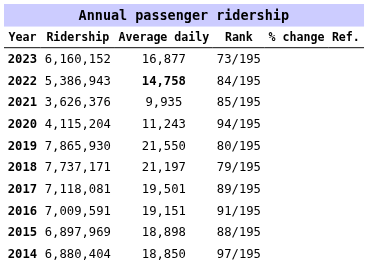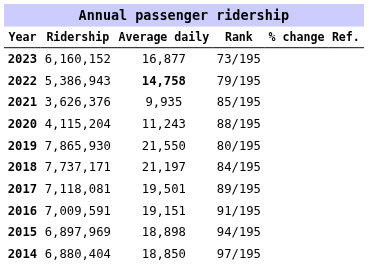(239, 81) 84/195 -> (239, 81) 79/195
(239, 124) 94/195 -> (239, 124) 88/195
(239, 167) 79/195 -> (239, 167) 84/195
(239, 232) 88/195 -> (239, 232) 94/195
